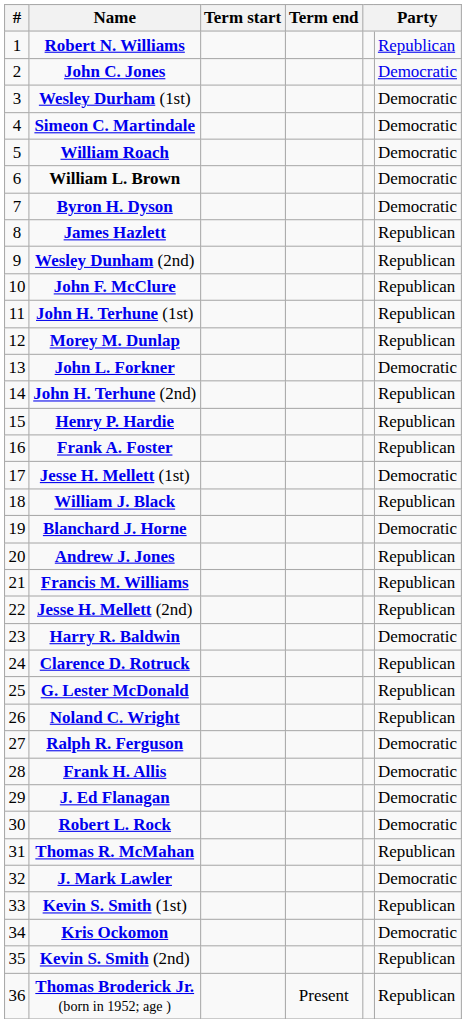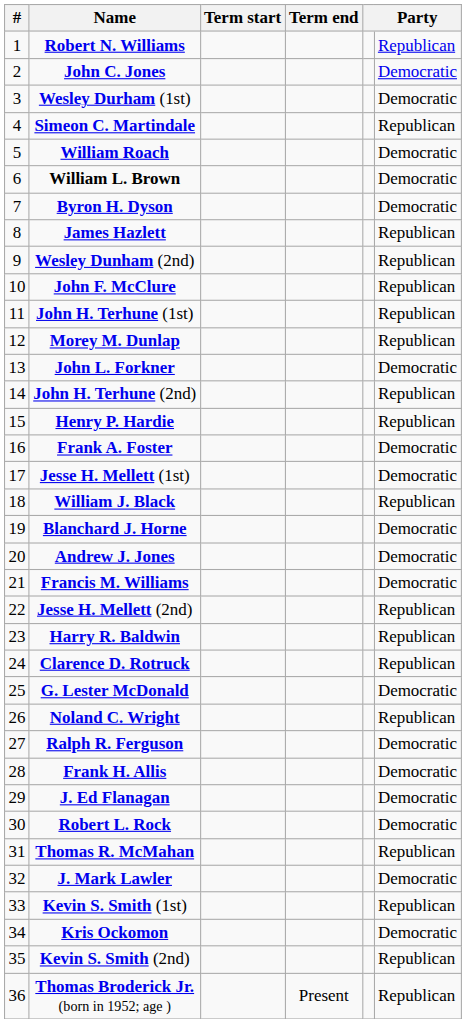(417, 125) Democratic -> (417, 125) Republican
(417, 448) Republican -> (417, 448) Democratic
(417, 555) Republican -> (417, 555) Democratic
(417, 582) Republican -> (417, 582) Democratic
(417, 636) Democratic -> (417, 636) Republican
(417, 690) Republican -> (417, 690) Democratic
